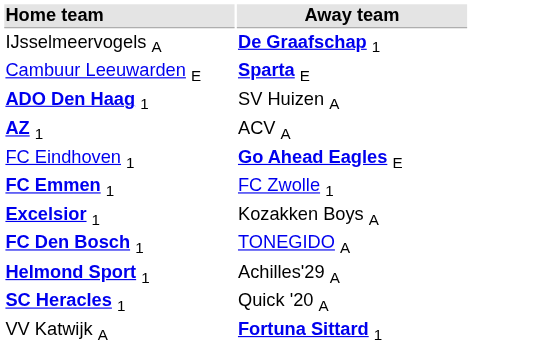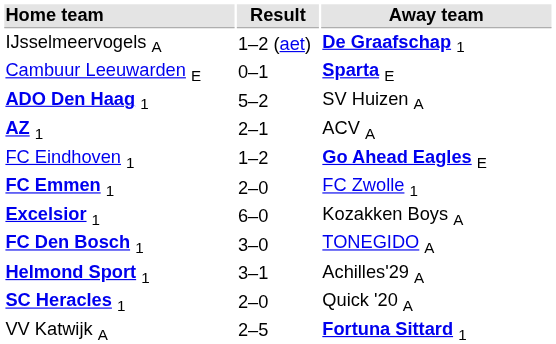+ column: (278, 15)
